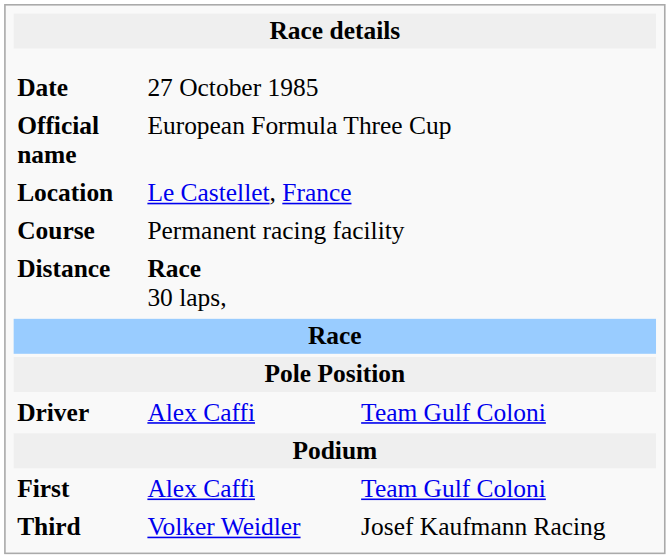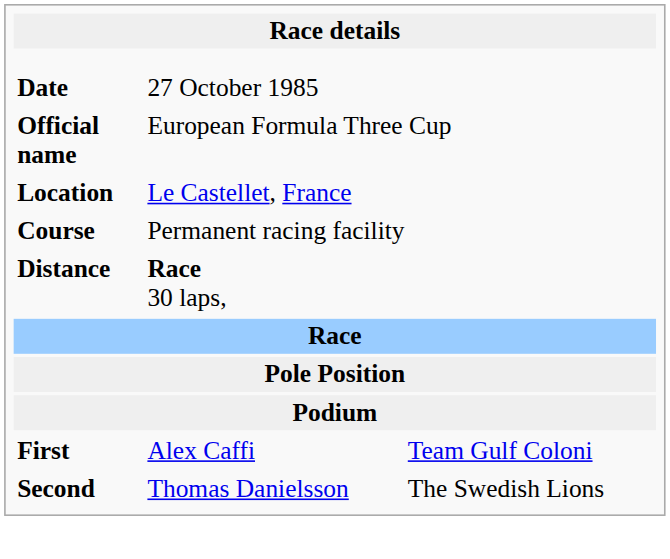- row: (53, 412)
+ row: (56, 488)
- row: (49, 527)
